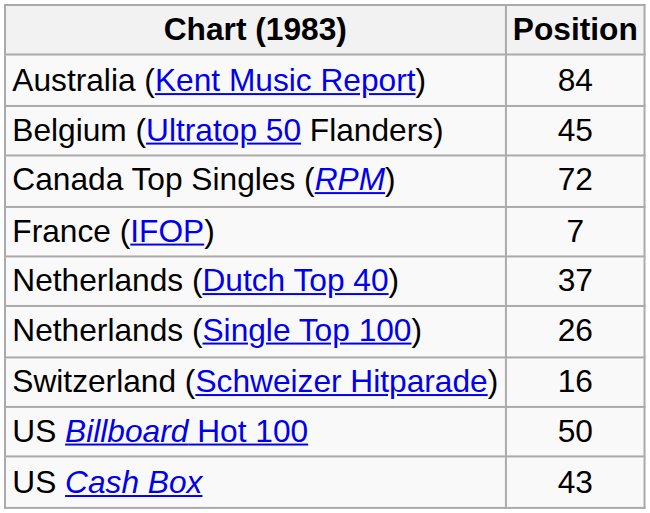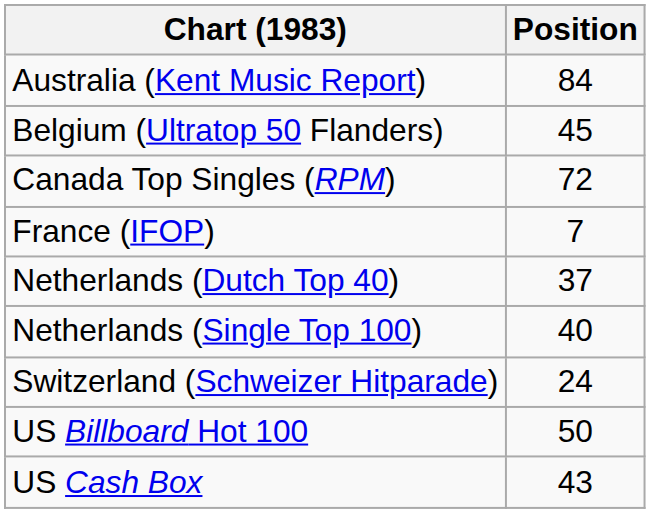(575, 331) 26 -> (575, 331) 40
(575, 381) 16 -> (575, 381) 24
